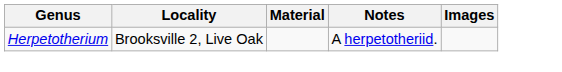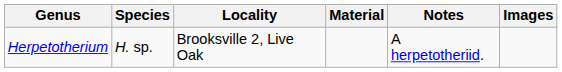+ column: (142, 16)
